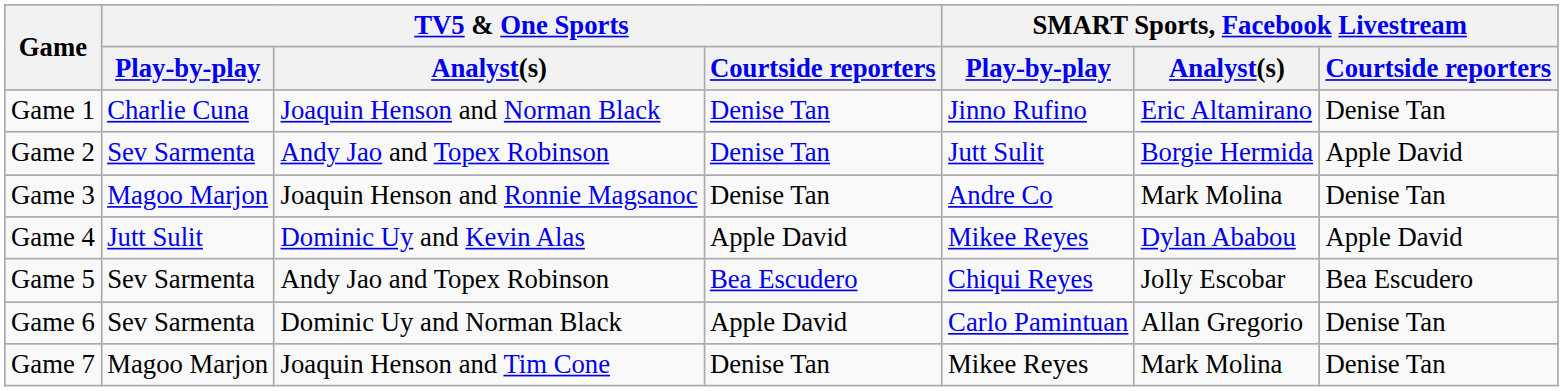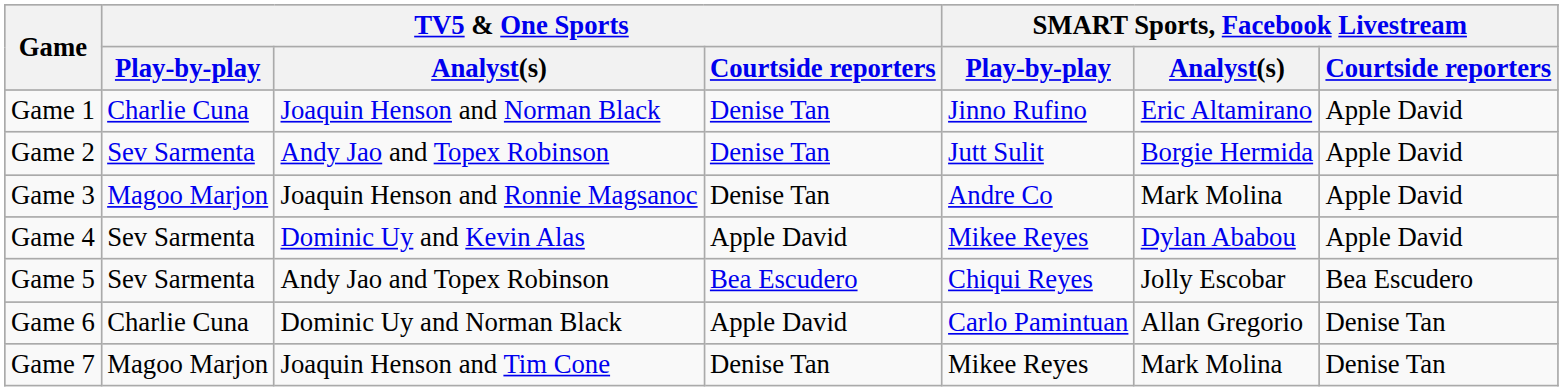(1385, 110) Denise Tan -> (1394, 110) Apple David
(1385, 195) Denise Tan -> (1394, 195) Apple David
(155, 237) Jutt Sulit -> (181, 237) Sev Sarmenta
(181, 322) Sev Sarmenta -> (178, 322) Charlie Cuna
